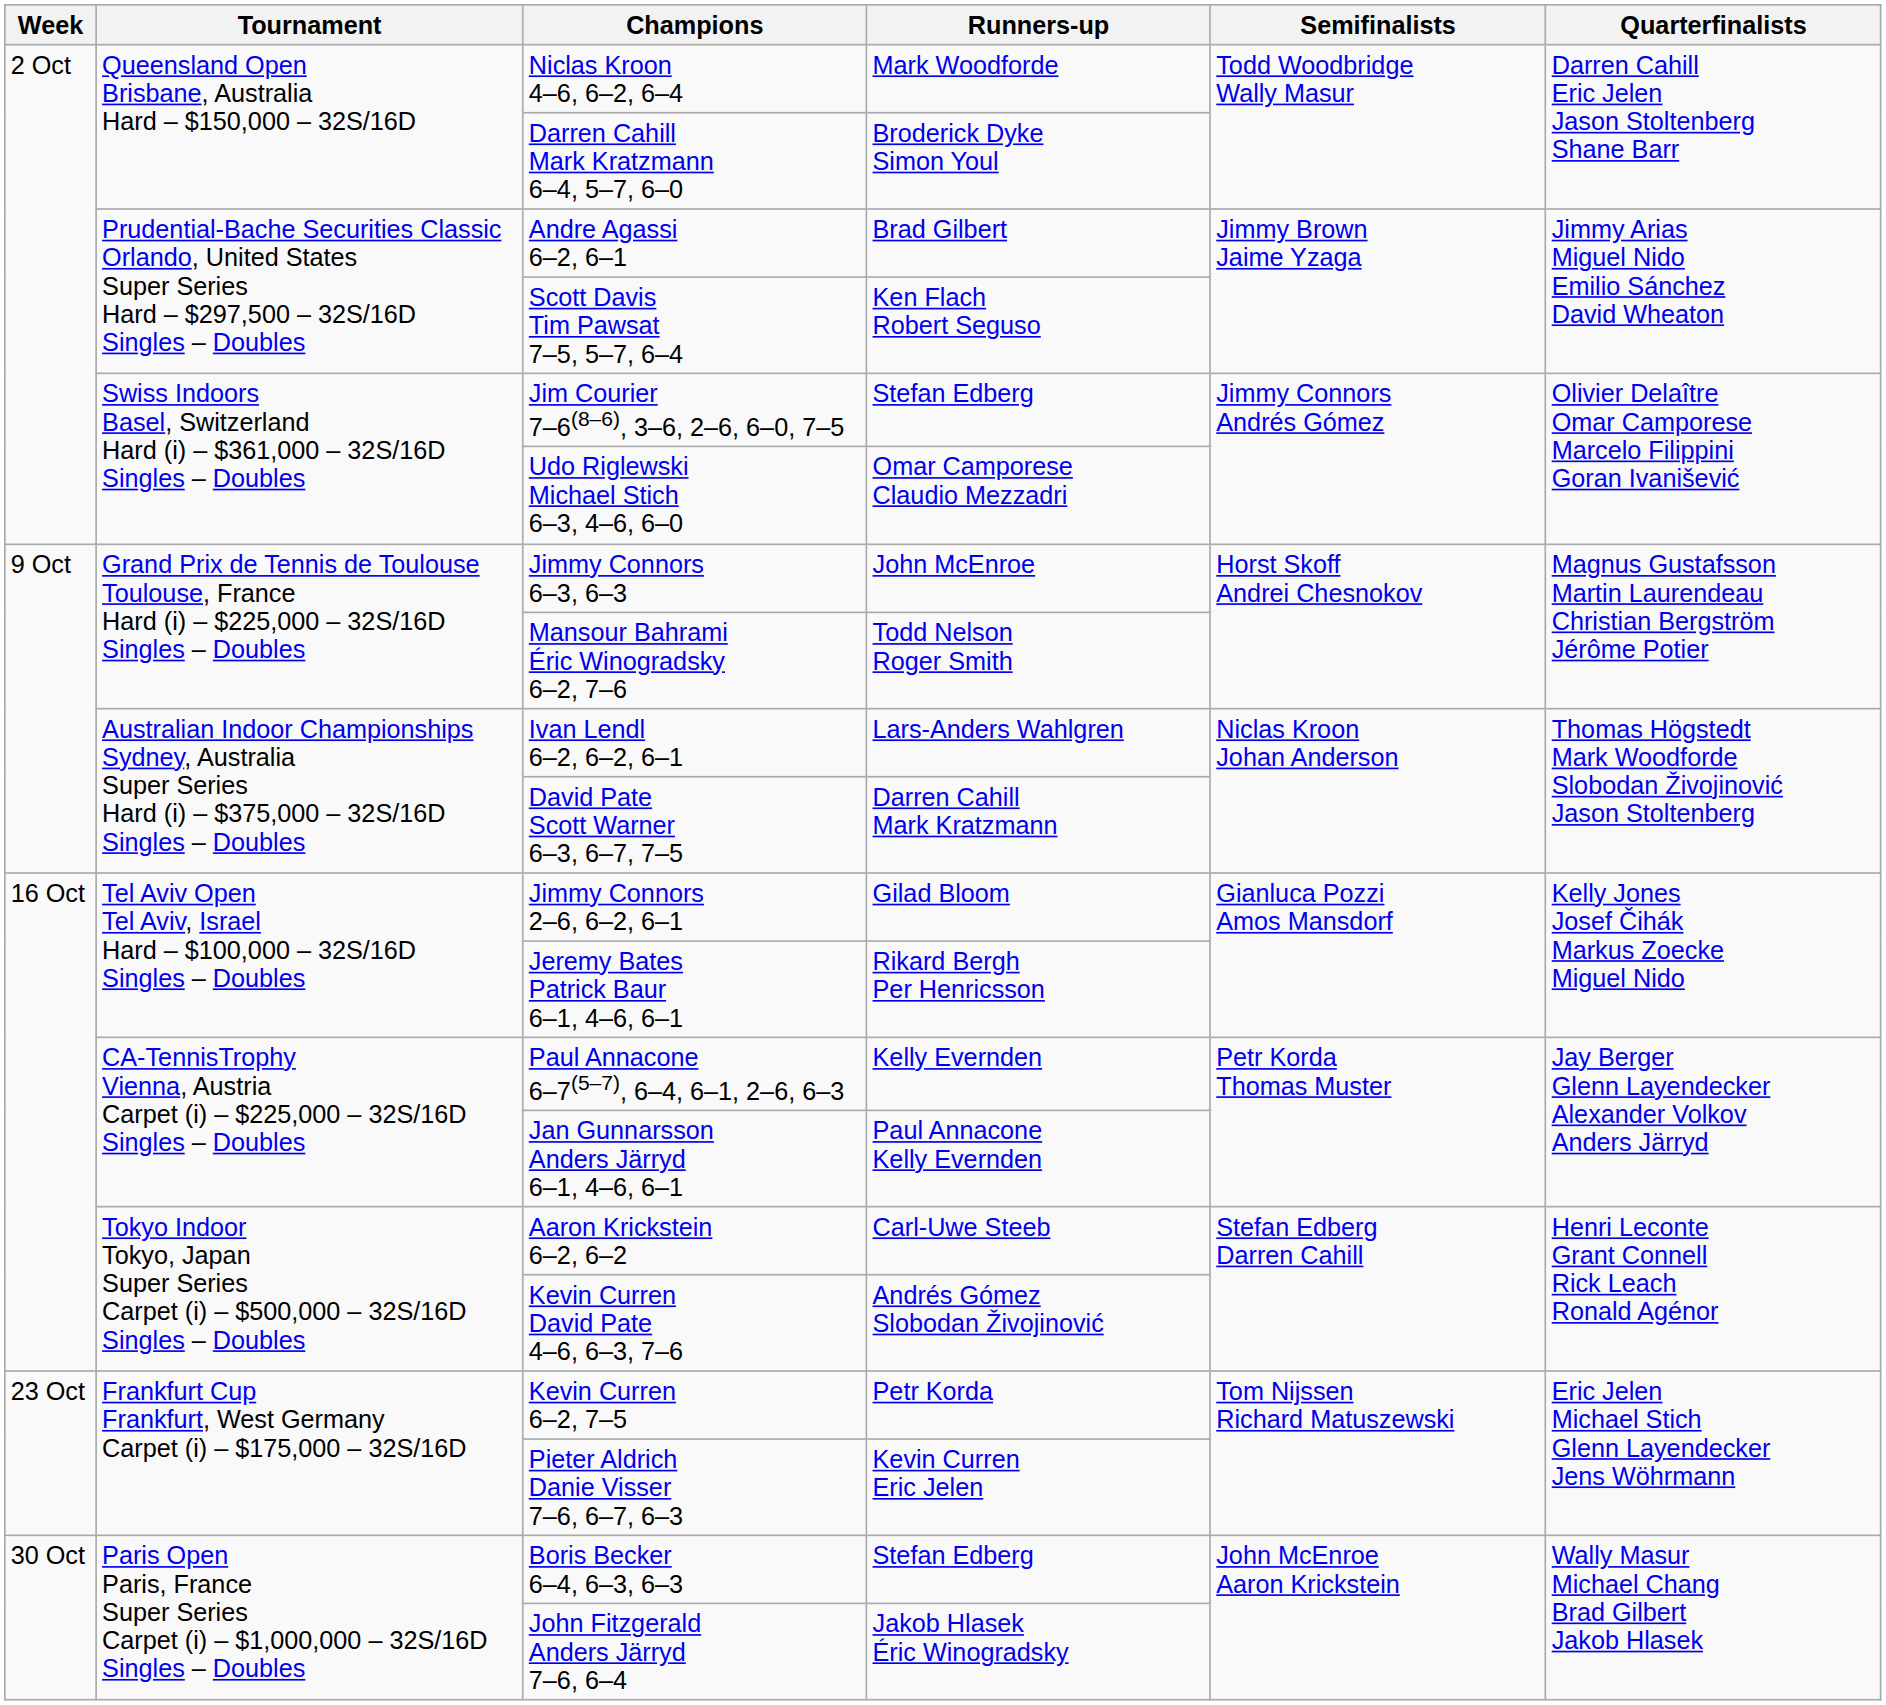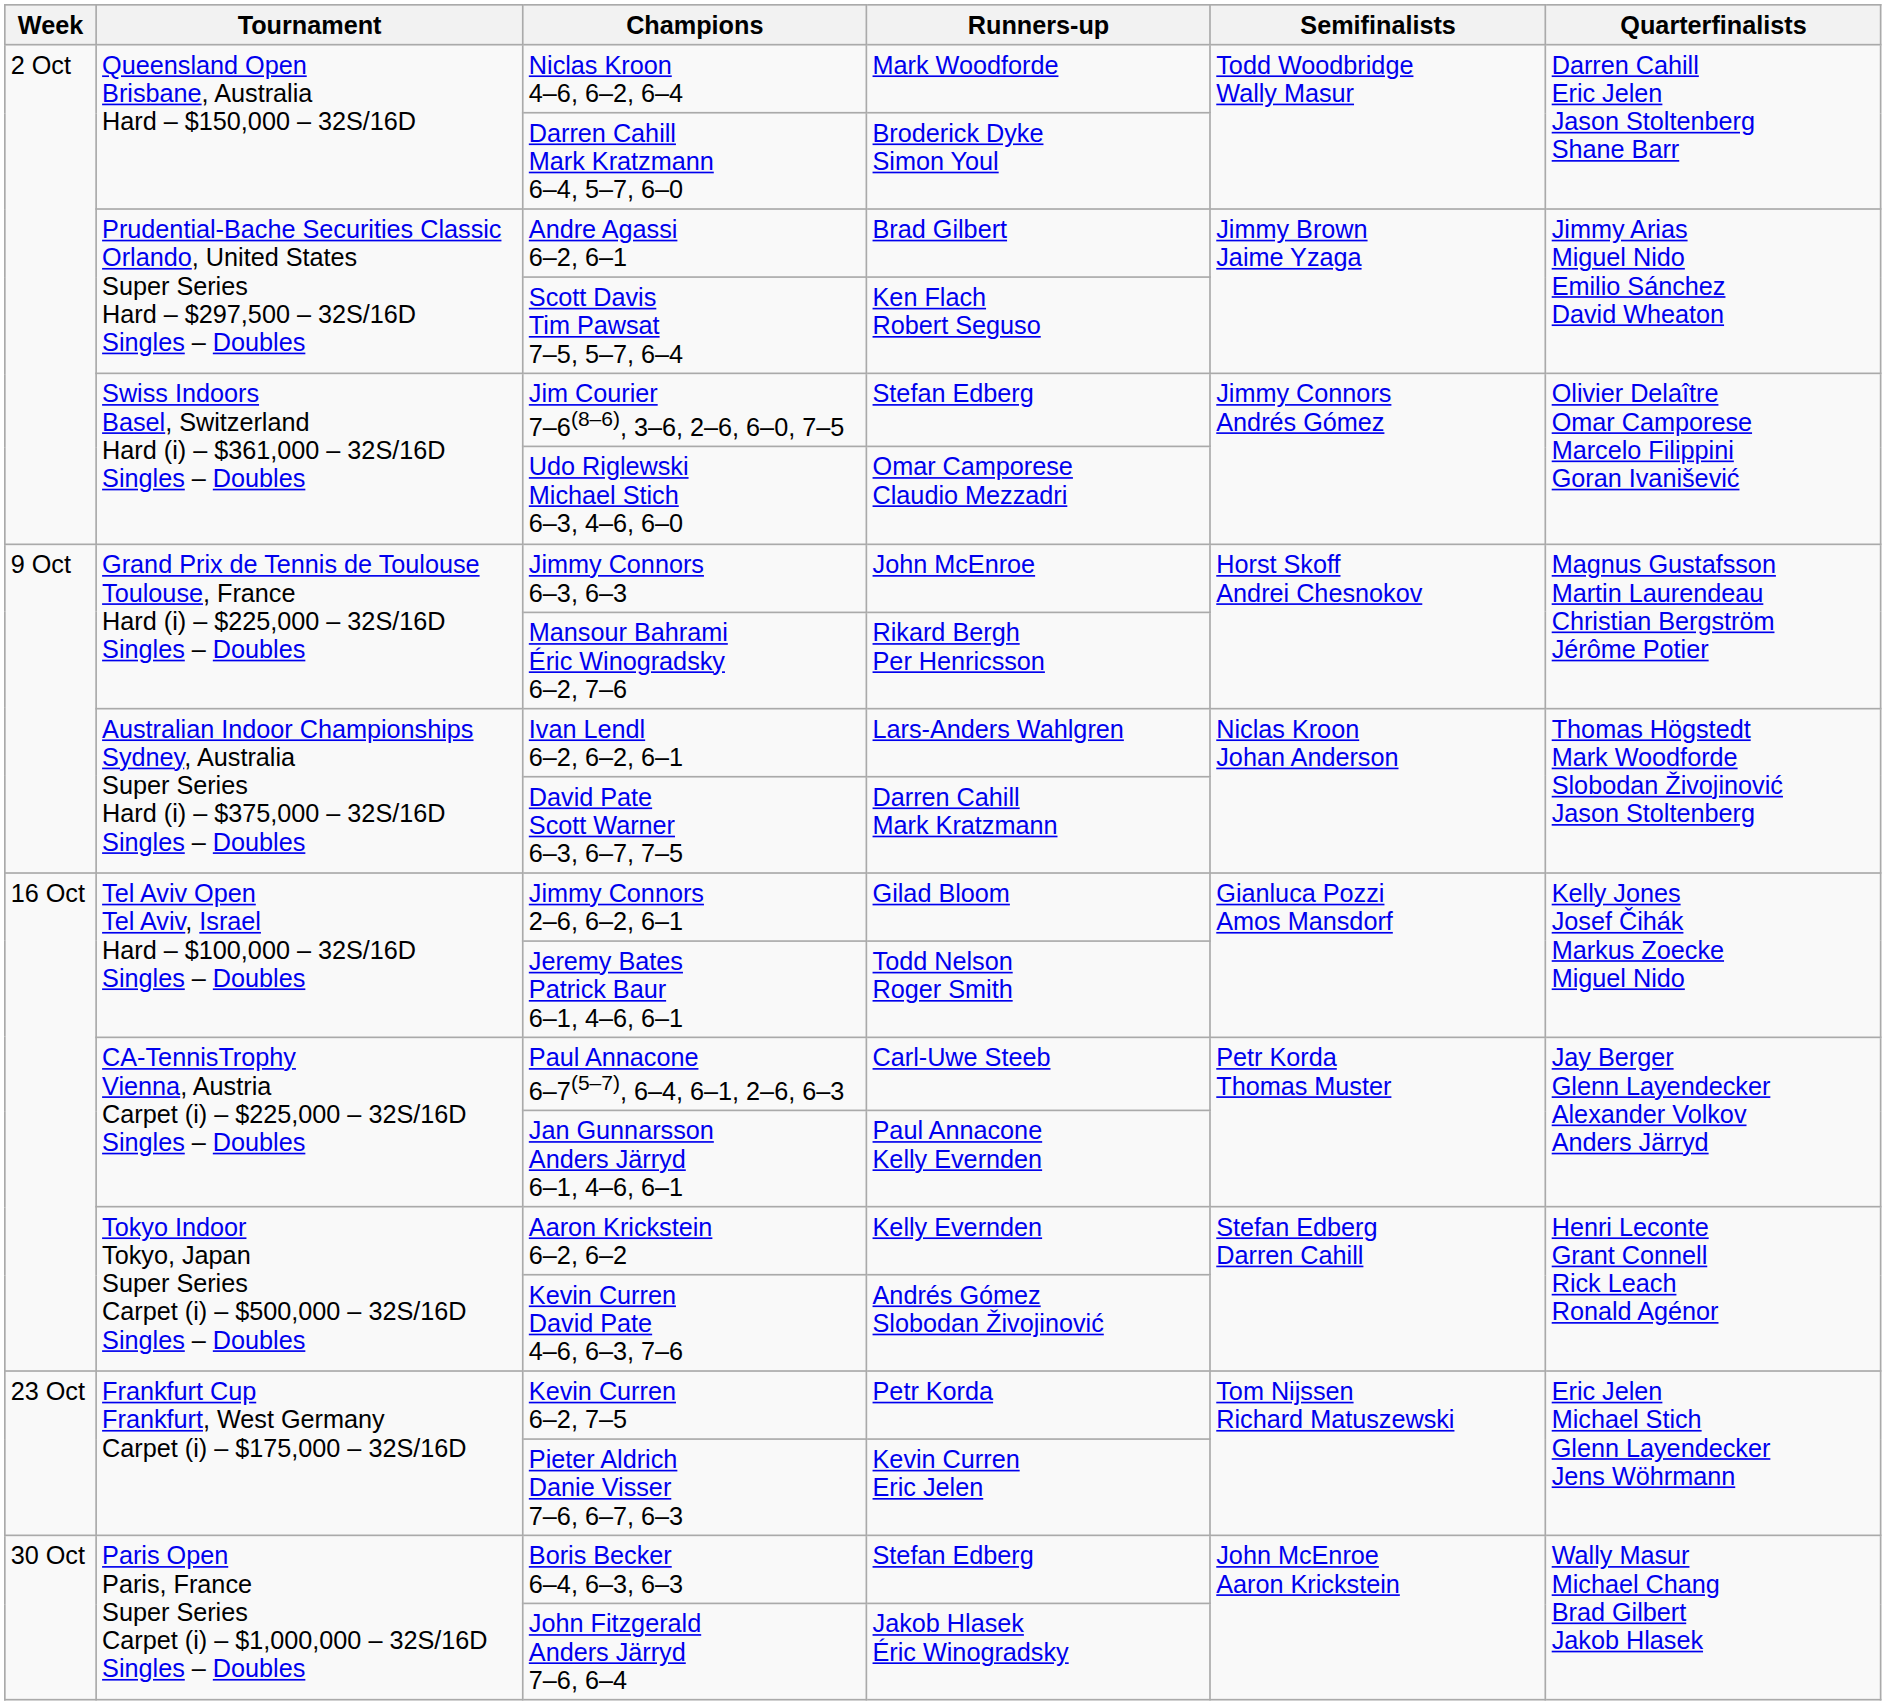(943, 646) Todd Nelson Roger Smith -> (959, 646) Rikard Bergh Per Henricsson
(959, 975) Rikard Bergh Per Henricsson -> (943, 975) Todd Nelson Roger Smith
(957, 1057) Kelly Evernden -> (962, 1057) Carl-Uwe Steeb
(962, 1227) Carl-Uwe Steeb -> (957, 1227) Kelly Evernden
